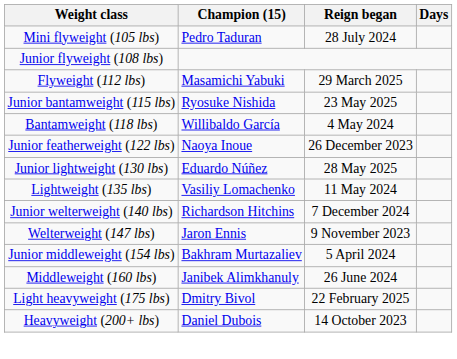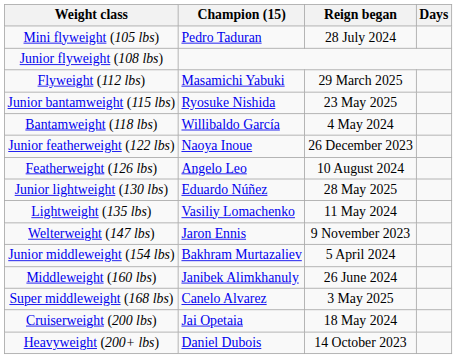+ row: (91, 168)
- row: (91, 211)
+ row: (91, 299)
- row: (91, 299)
+ row: (91, 320)
